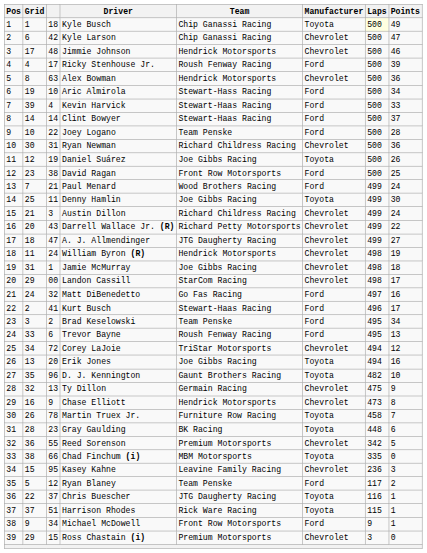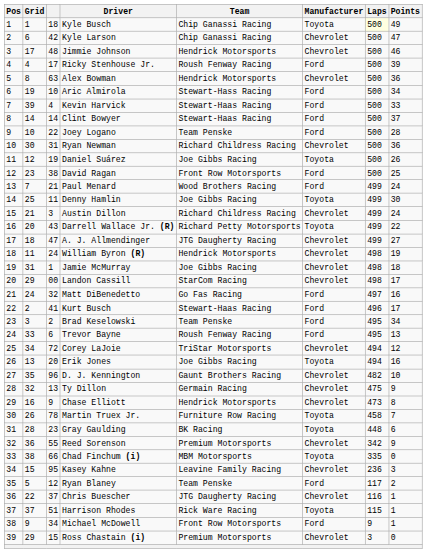(327, 227) Chevrolet -> (319, 227) Toyota
(319, 375) Toyota -> (327, 375) Chevrolet
(393, 443) 5 -> (393, 443) 9
(319, 497) Toyota -> (327, 497) Chevrolet
